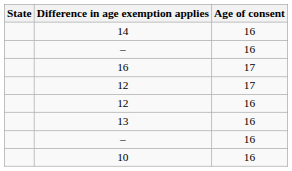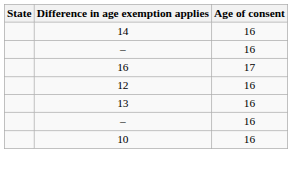- row: (123, 85)
